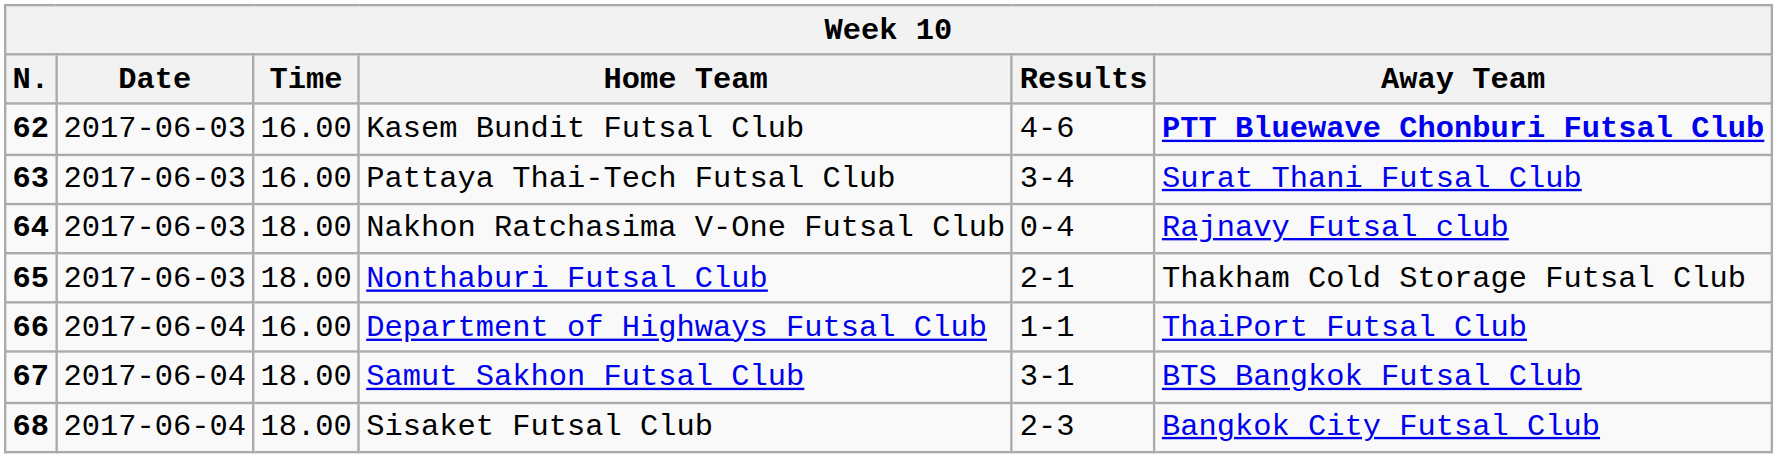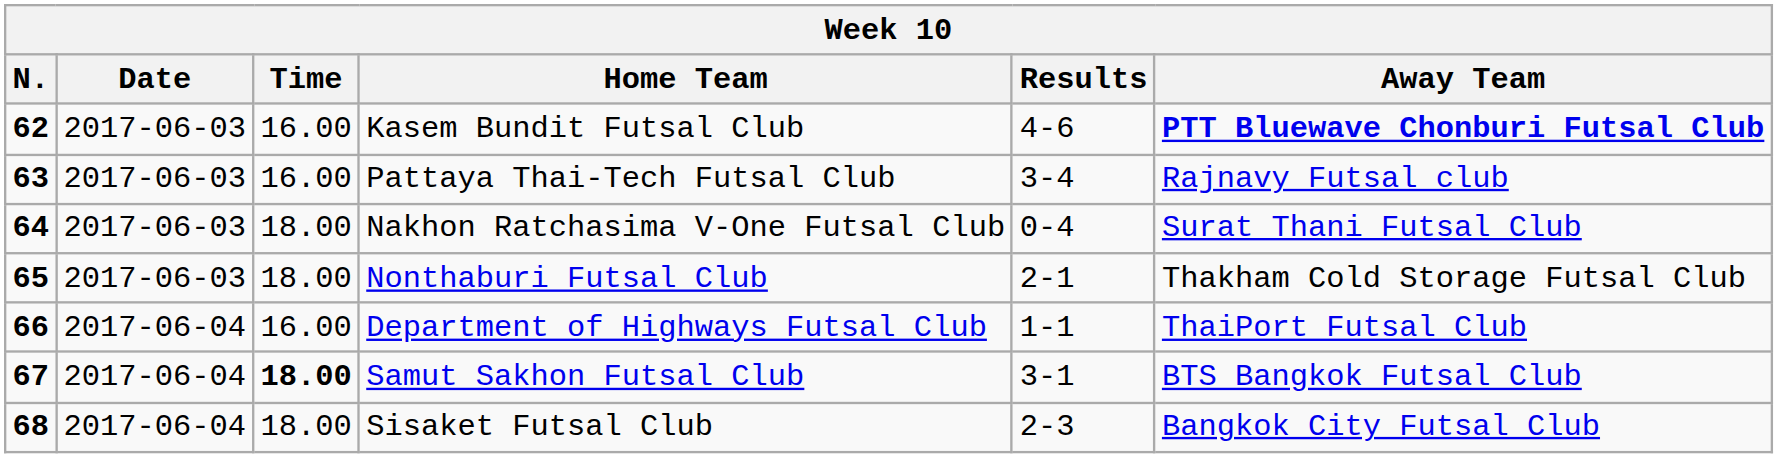(1372, 179) Surat Thani Futsal Club -> (1335, 179) Rajnavy Futsal club
(1335, 228) Rajnavy Futsal club -> (1372, 228) Surat Thani Futsal Club
(306, 377) normal -> (306, 377) bold
